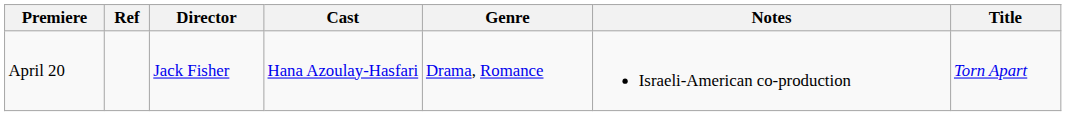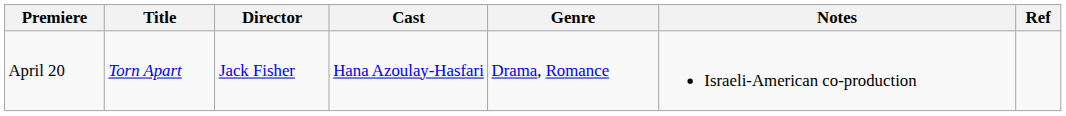columns swapped: (1005, 17) <-> (127, 17)
